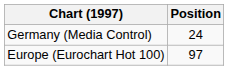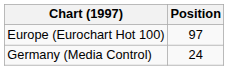rows swapped: (86, 55) <-> (80, 34)
